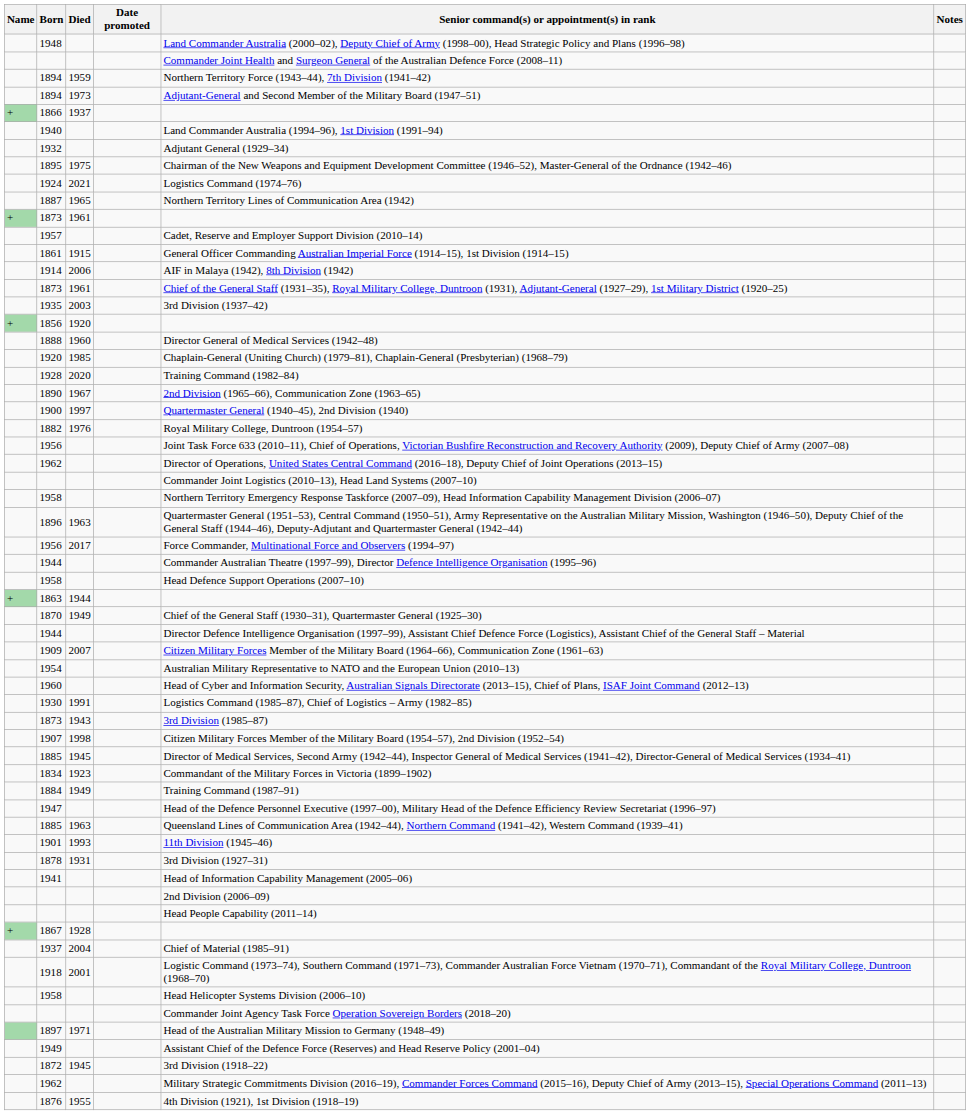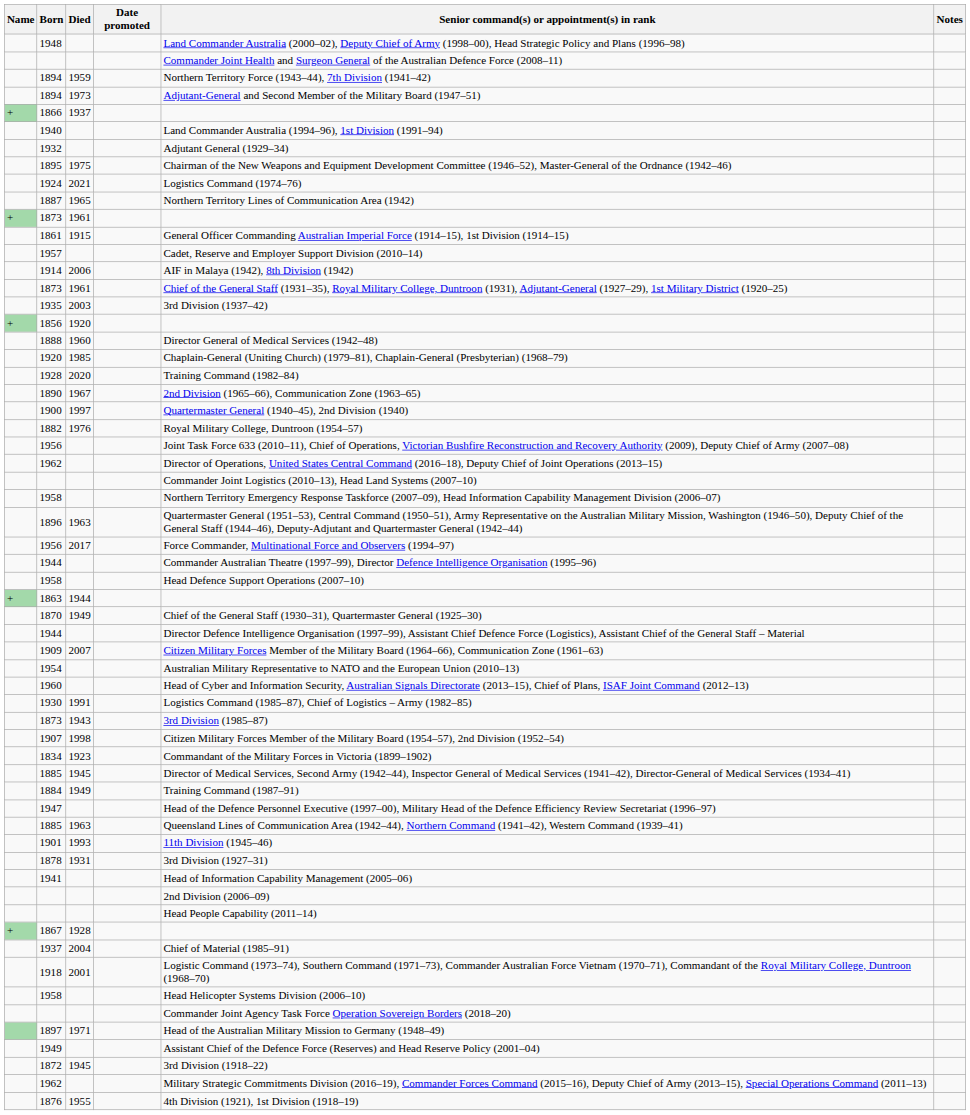rows swapped: (51, 235) <-> (51, 253)
rows swapped: (51, 773) <-> (51, 755)
